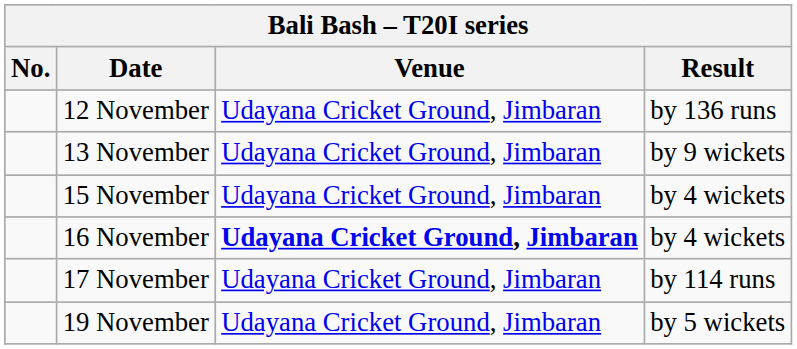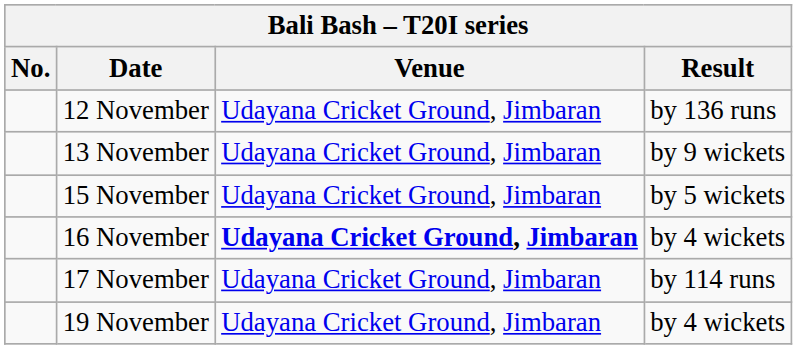(718, 195) by 4 wickets -> (718, 195) by 5 wickets
(718, 322) by 5 wickets -> (718, 322) by 4 wickets
